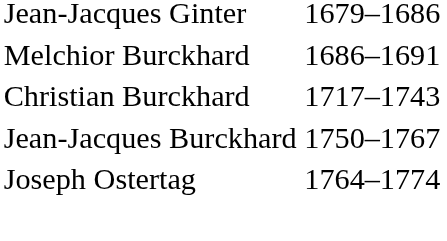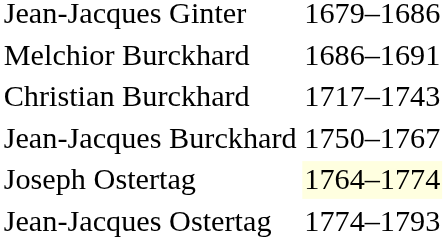(372, 179) no background -> (372, 179) lightyellow background
+ row: (138, 221)
